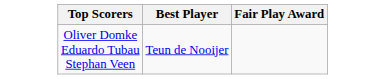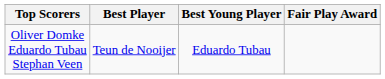+ column: (231, 14)
